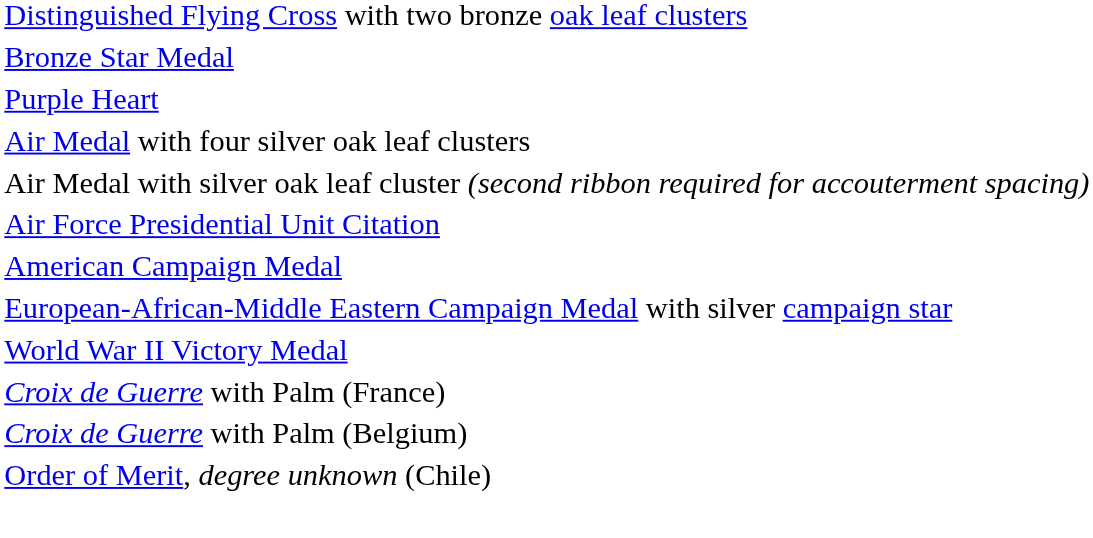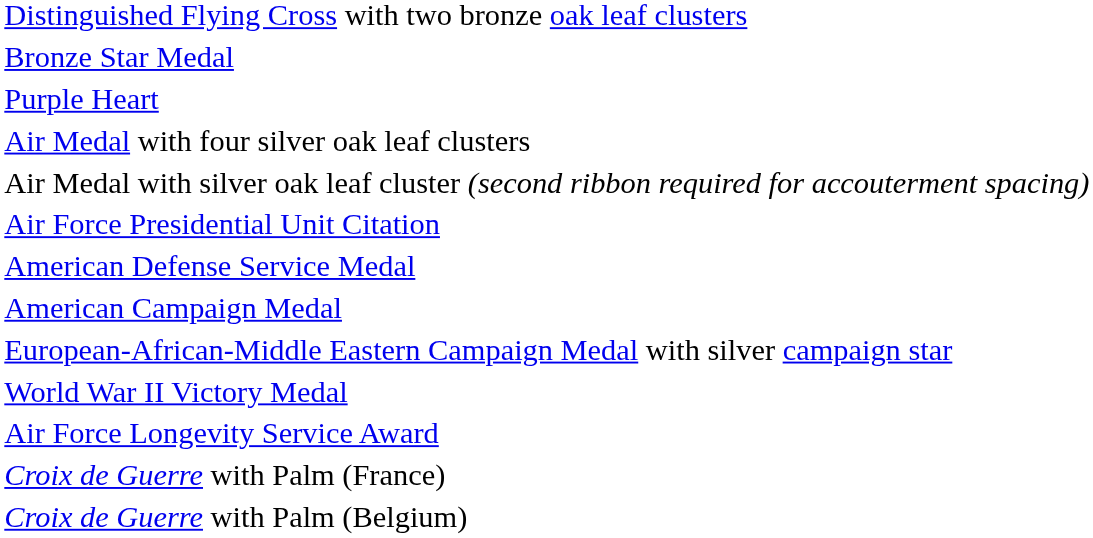+ row: (210, 266)
+ row: (222, 433)
- row: (248, 475)
